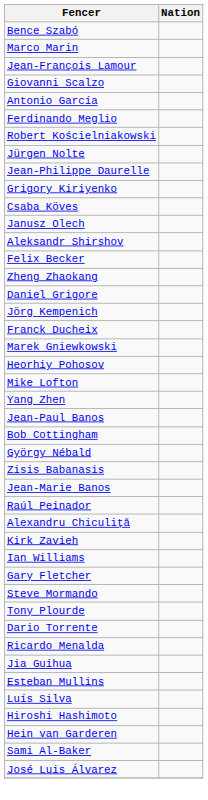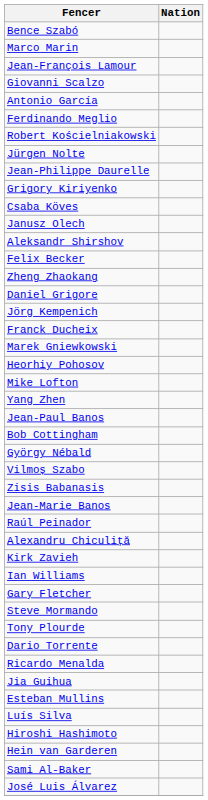+ row: (46, 470)
